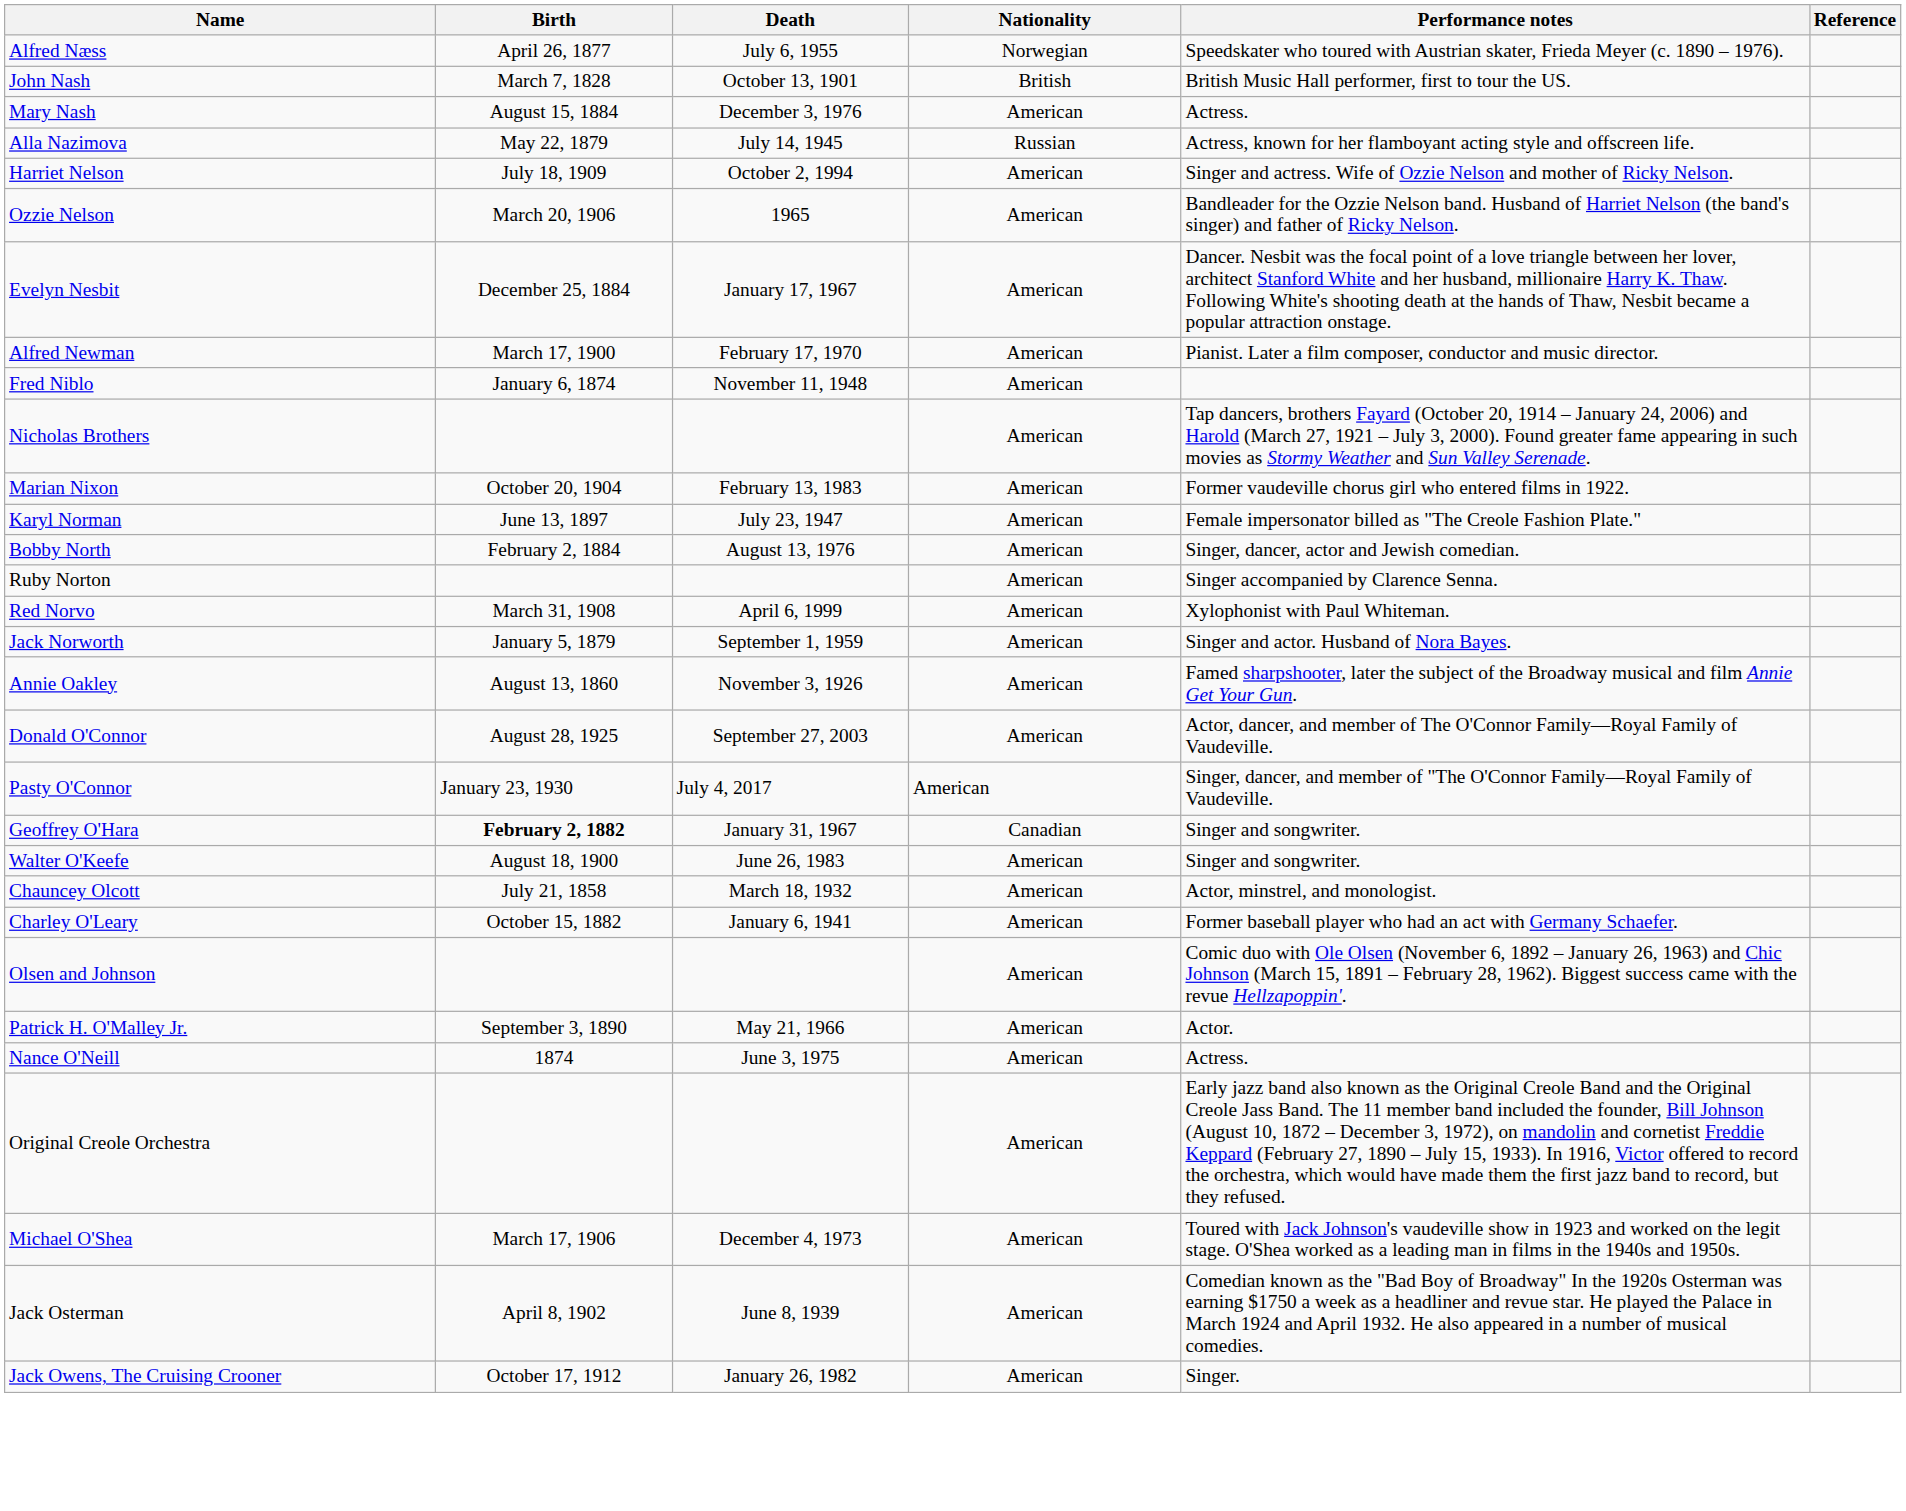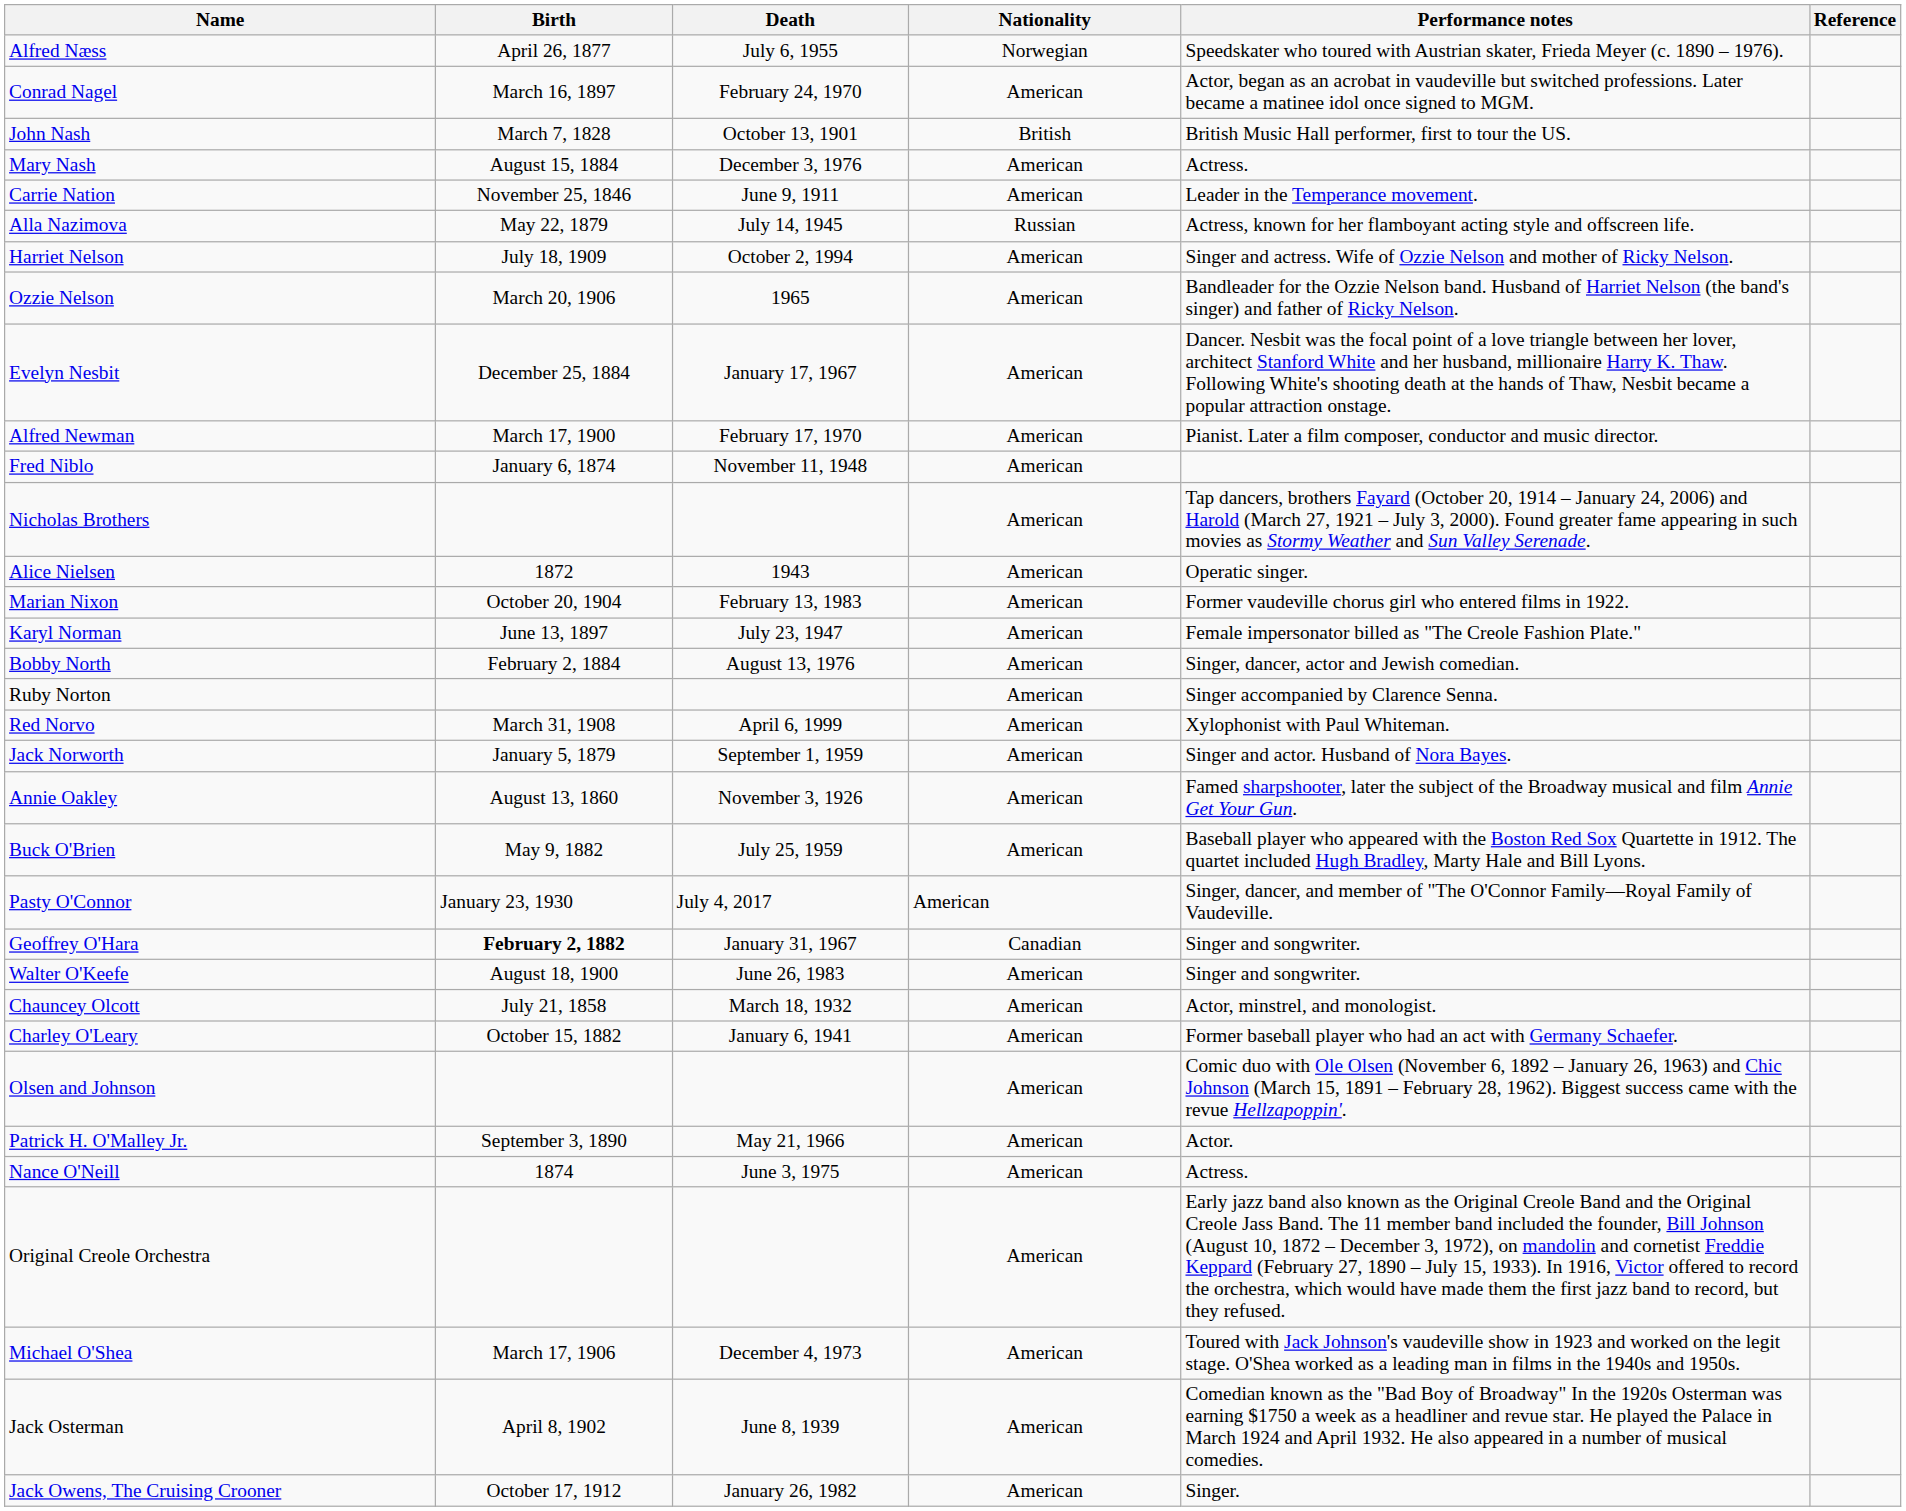+ row: (63, 92)
+ row: (62, 195)
+ row: (62, 571)
+ row: (62, 849)
- row: (78, 735)
